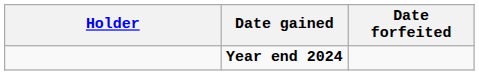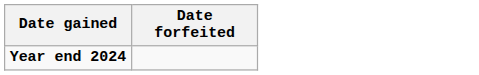- column: (113, 25)
